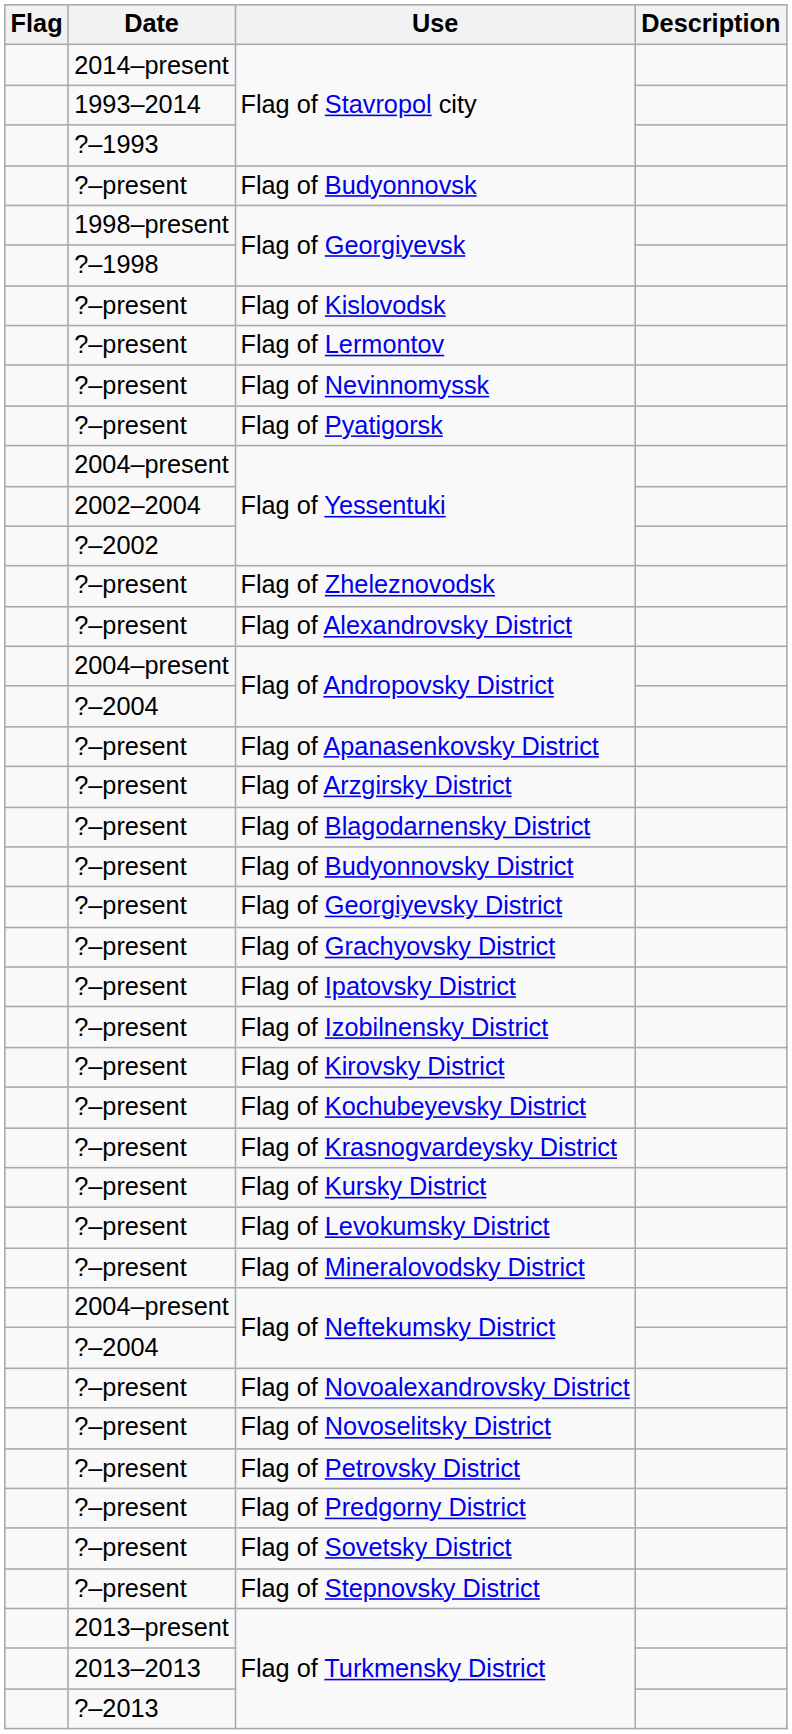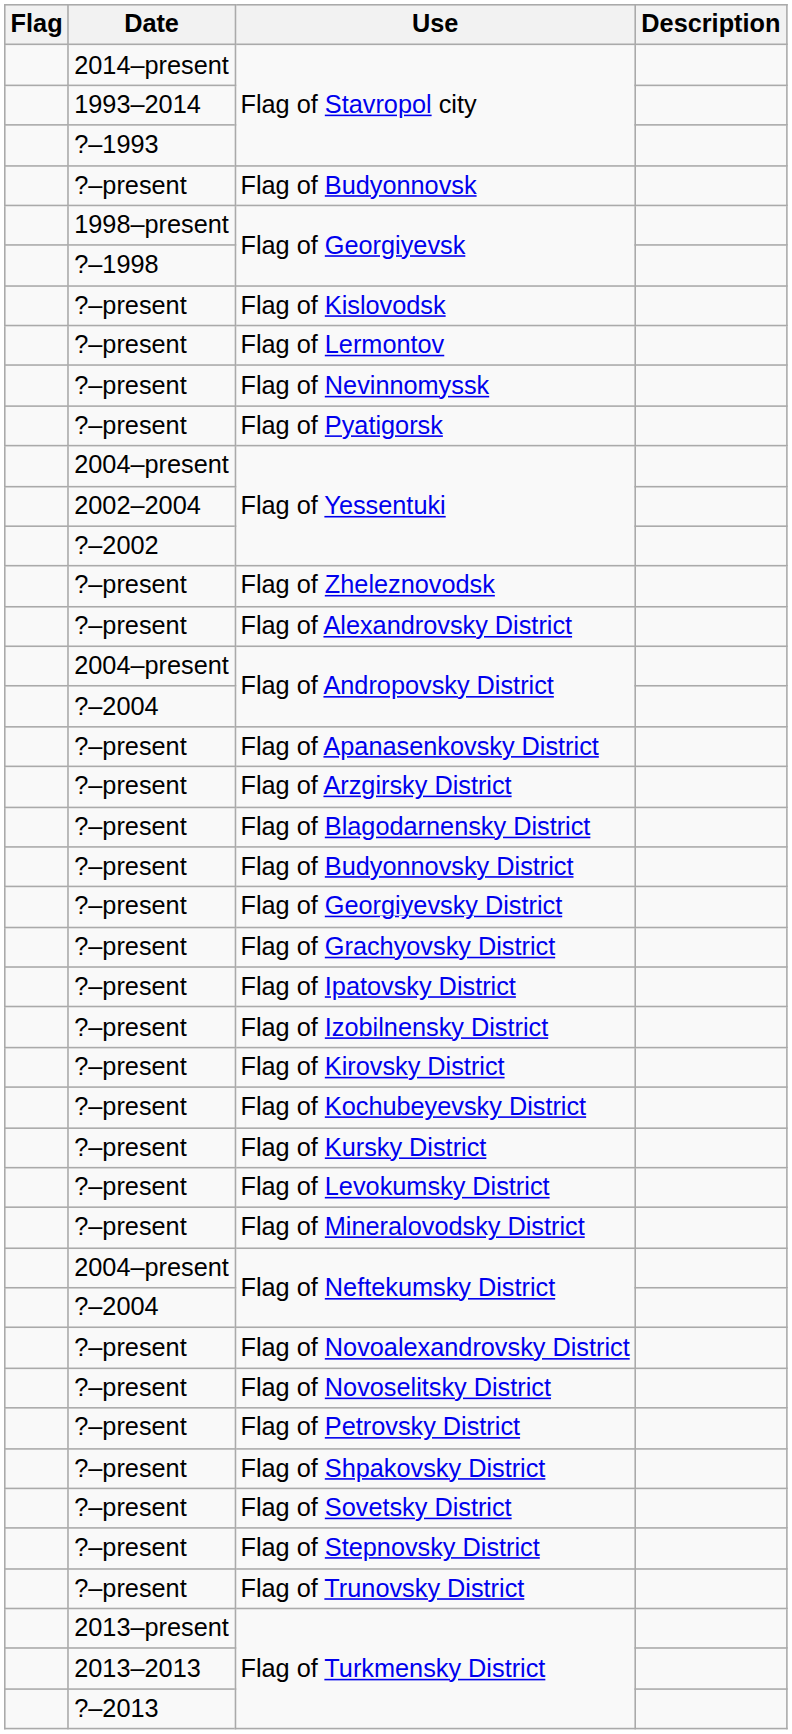- row: (130, 1147)
- row: (130, 1507)
+ row: (130, 1467)
+ row: (130, 1588)
